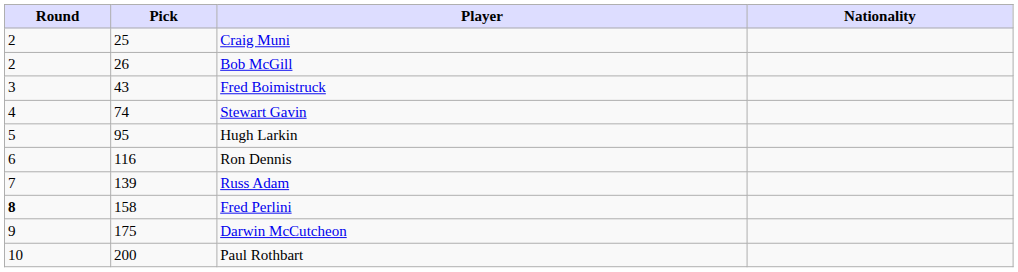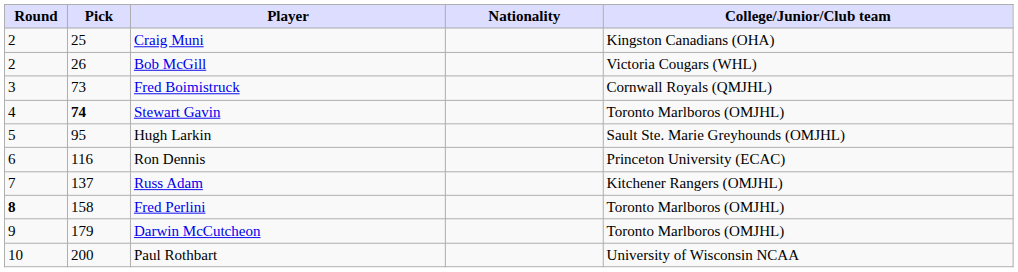+ column: (808, 16)
(122, 87) 43 -> (78, 87) 73
(122, 111) normal -> (78, 111) bold
(125, 183) 139 -> (82, 183) 137
(125, 231) 175 -> (82, 231) 179
